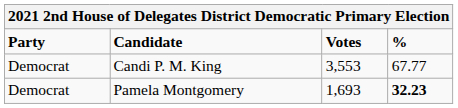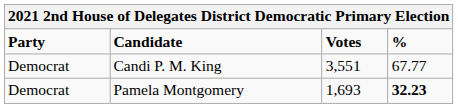(343, 66) 3,553 -> (343, 66) 3,551
